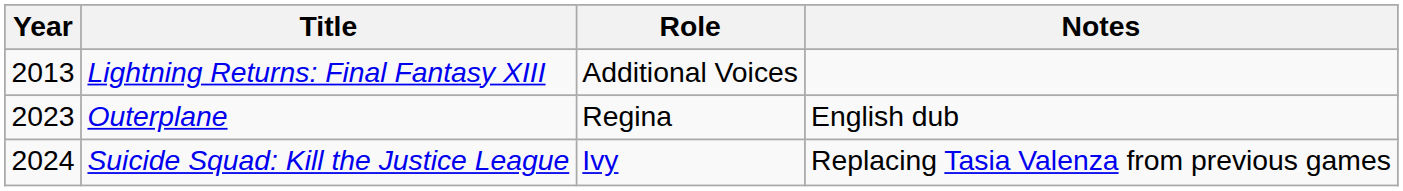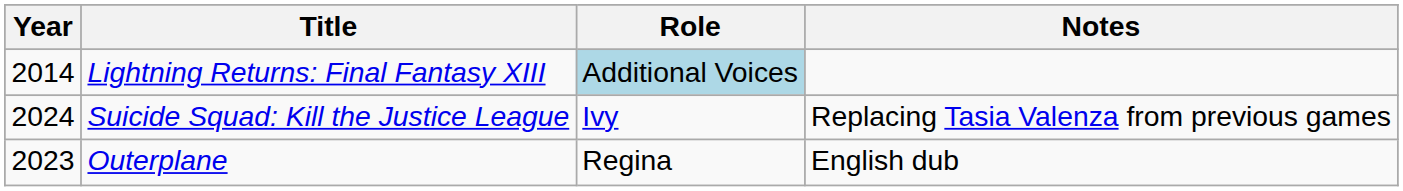(43, 71) 2013 -> (43, 71) 2014
(690, 71) no background -> (690, 71) lightblue background
rows swapped: (158, 116) <-> (328, 161)
